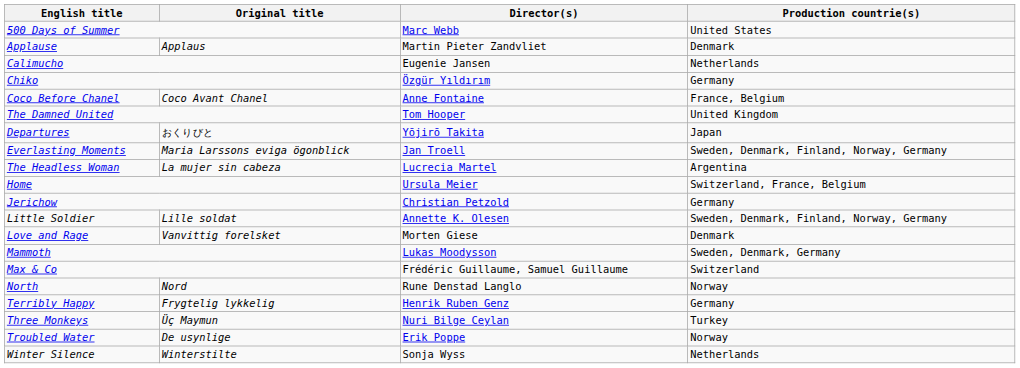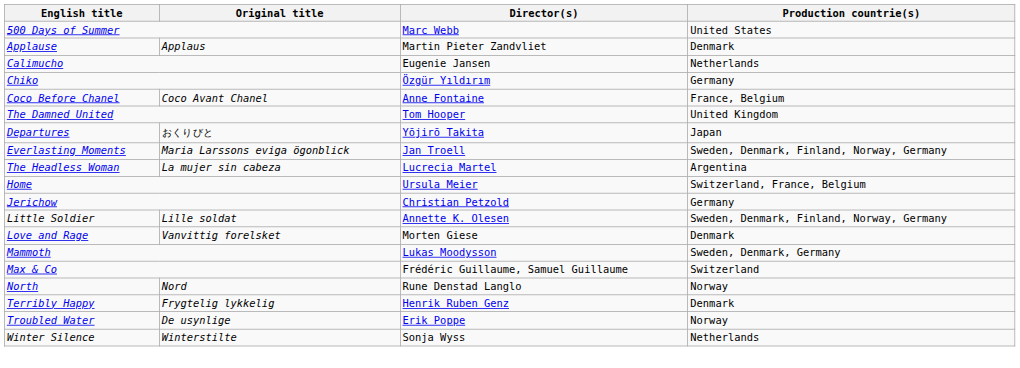(712, 303) Germany -> (712, 303) Denmark
- row: (48, 320)
